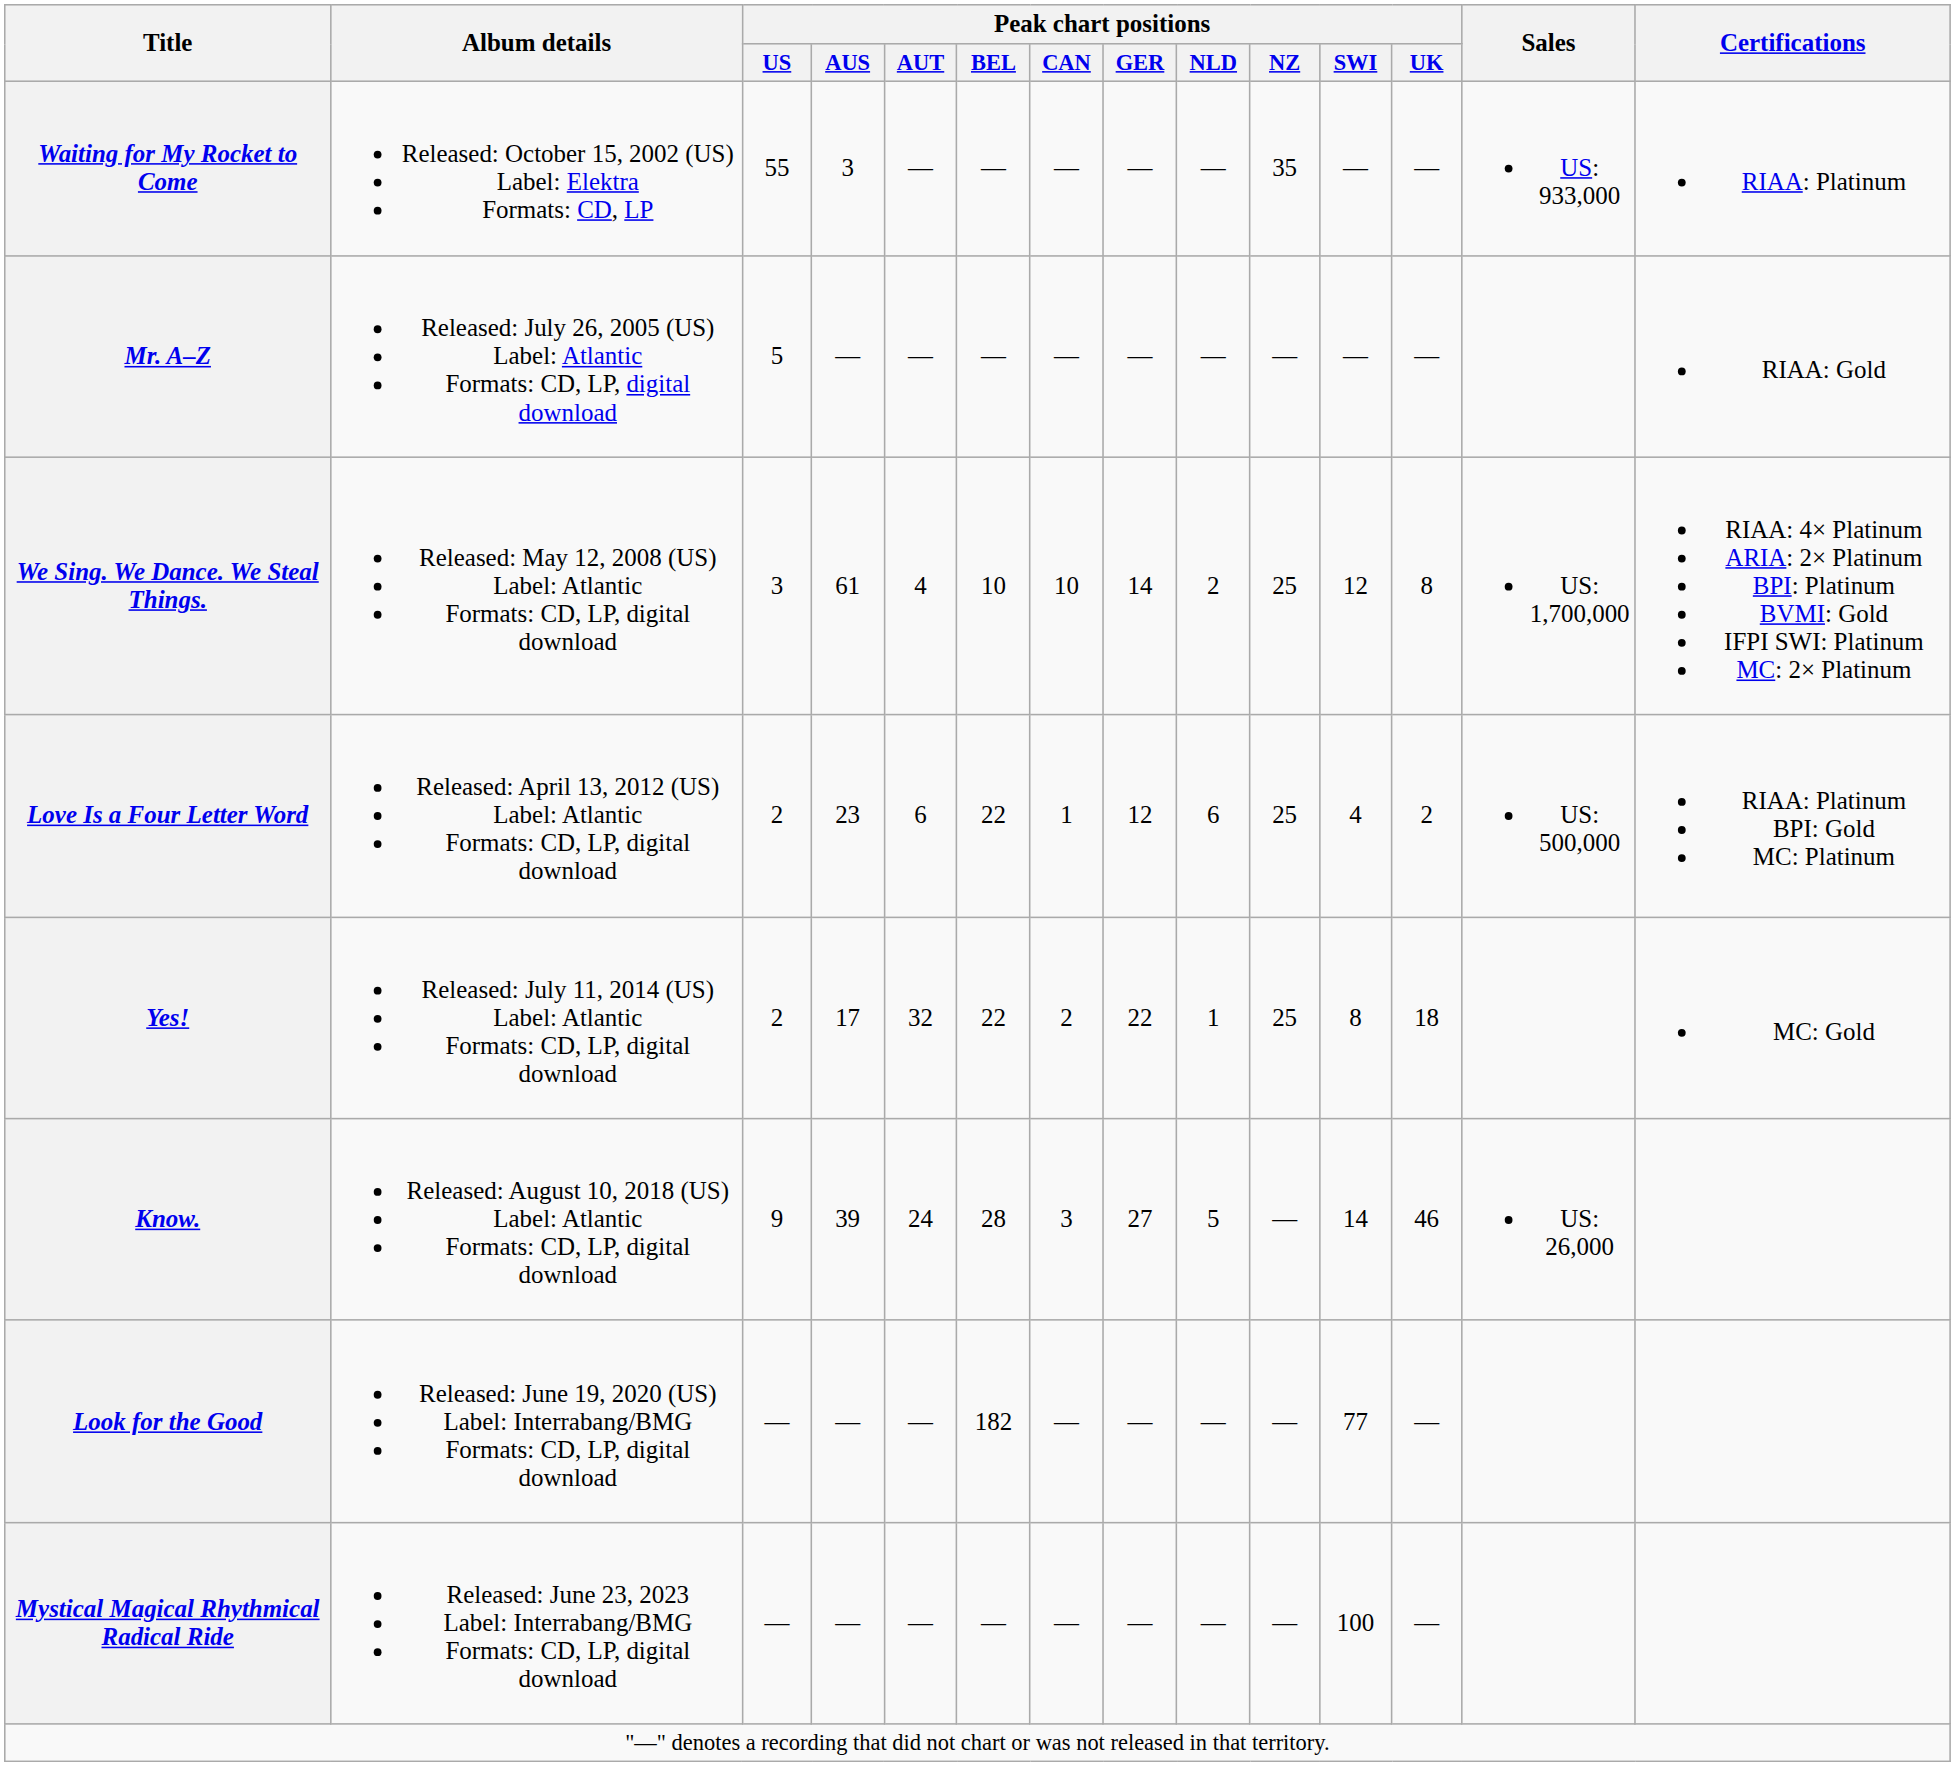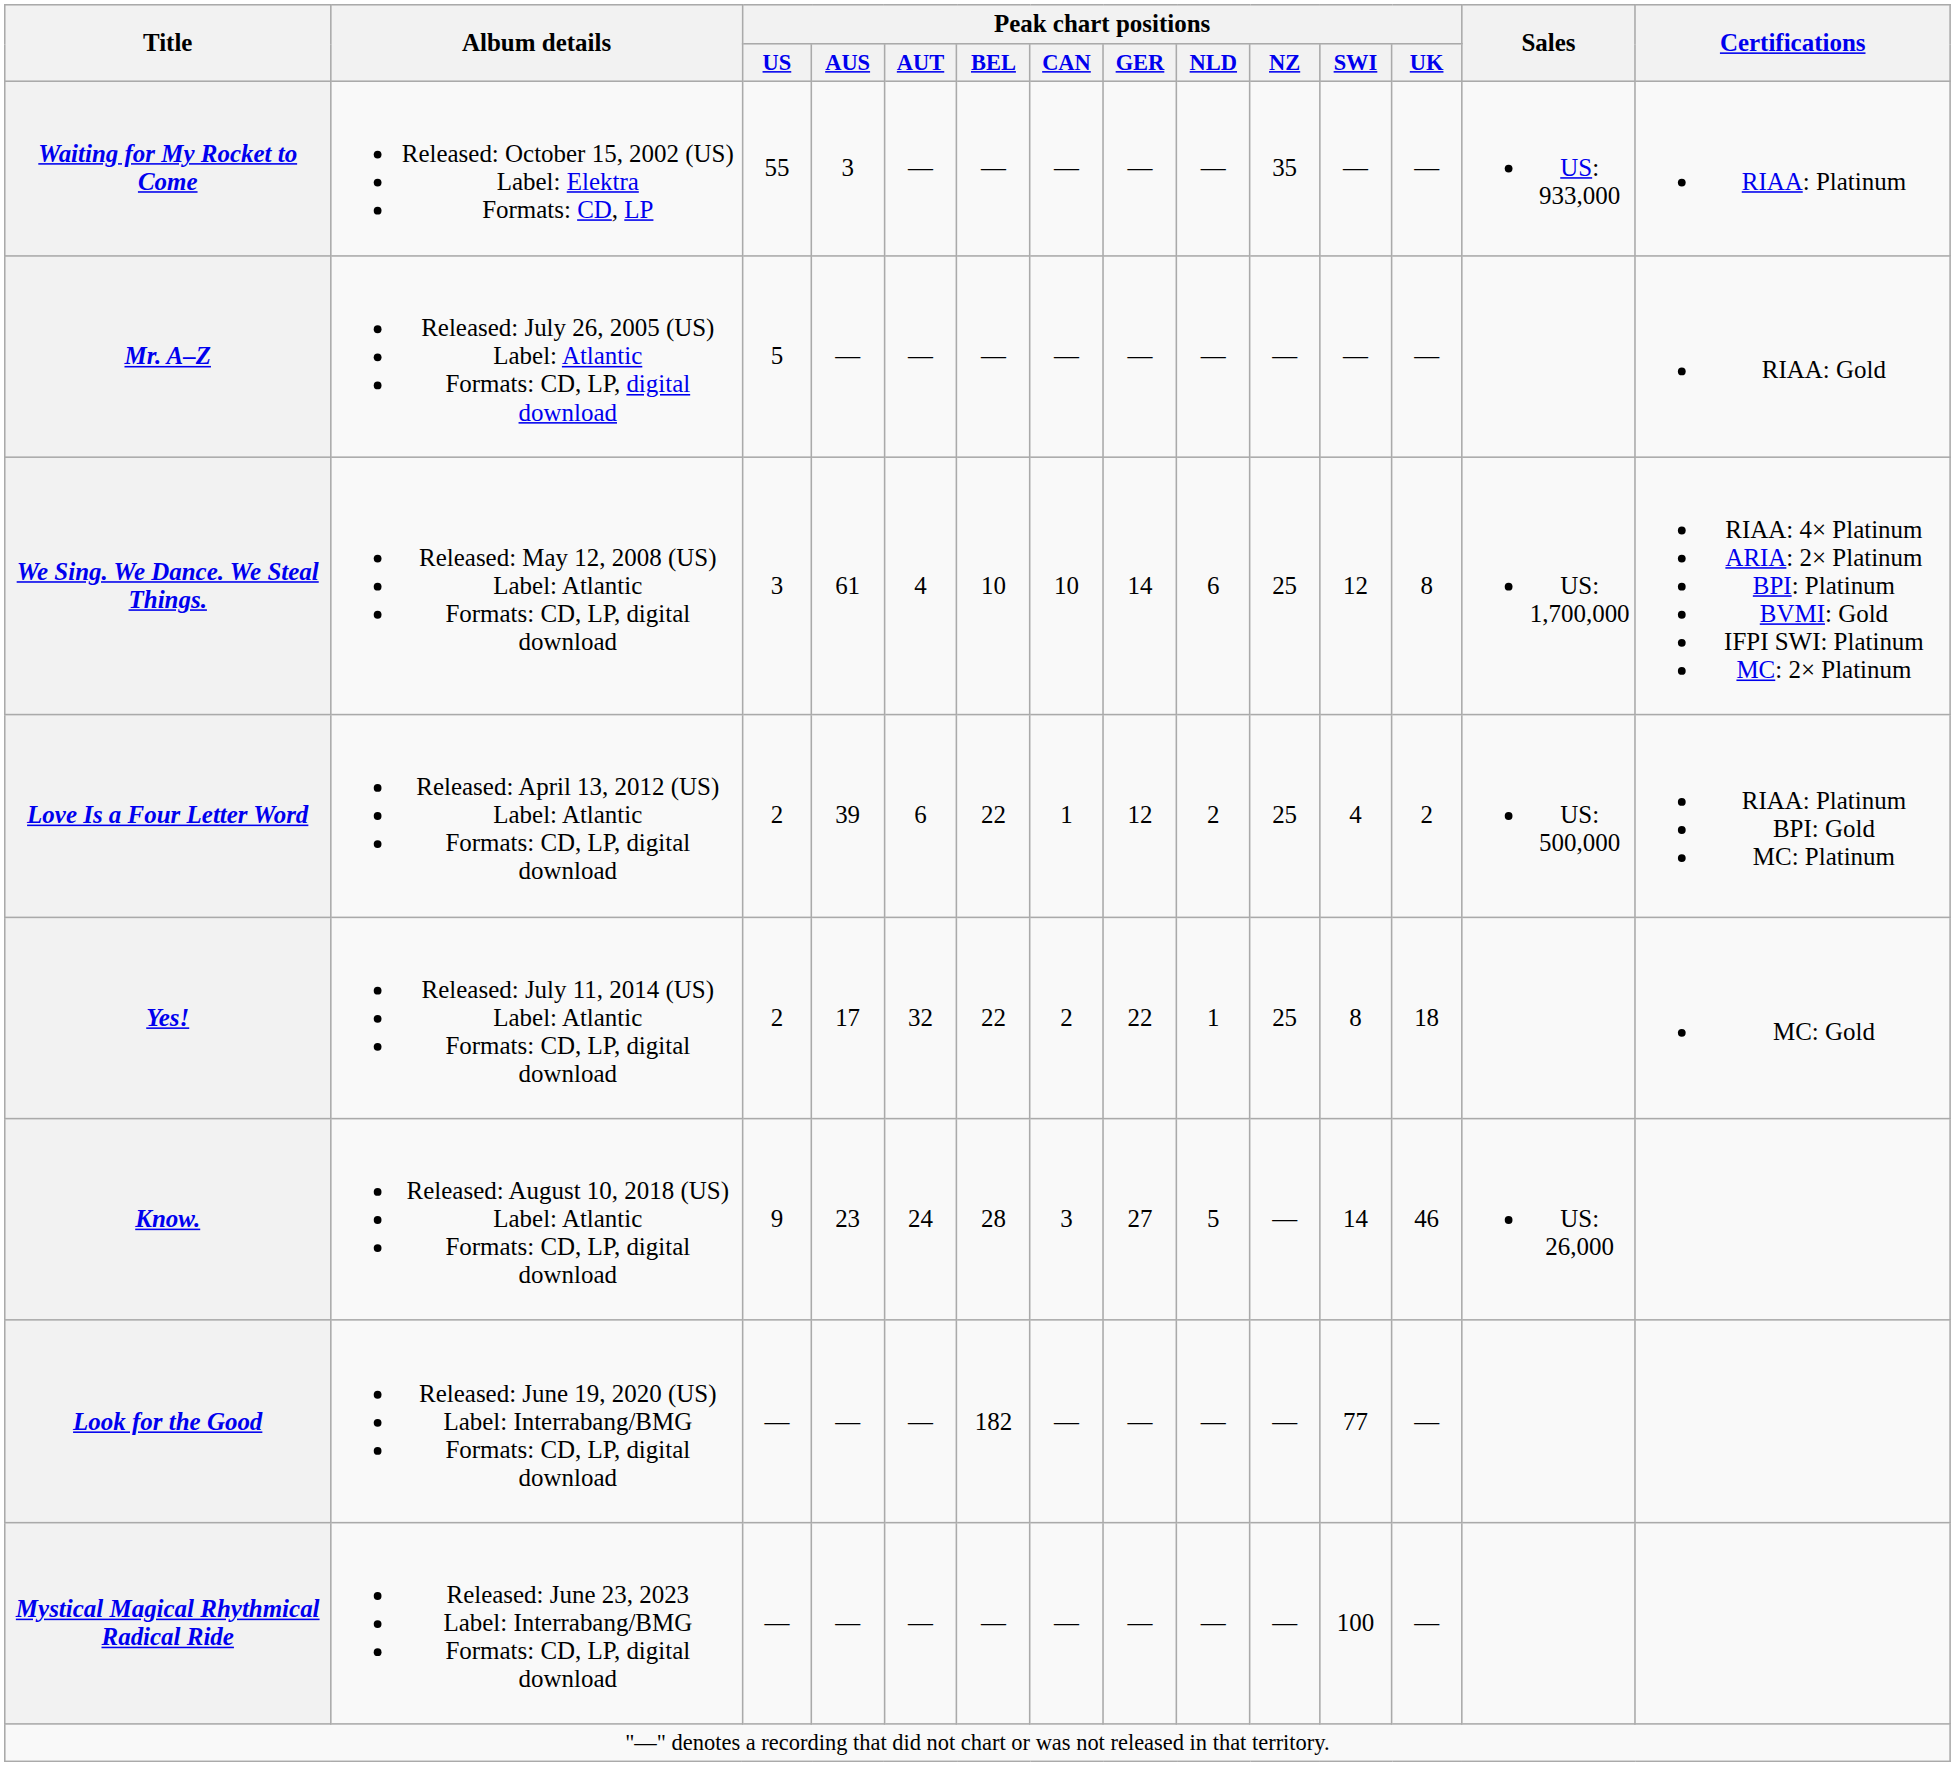(1213, 585) 2 -> (1213, 585) 6
(848, 815) 23 -> (848, 815) 39
(1213, 815) 6 -> (1213, 815) 2
(848, 1219) 39 -> (848, 1219) 23
